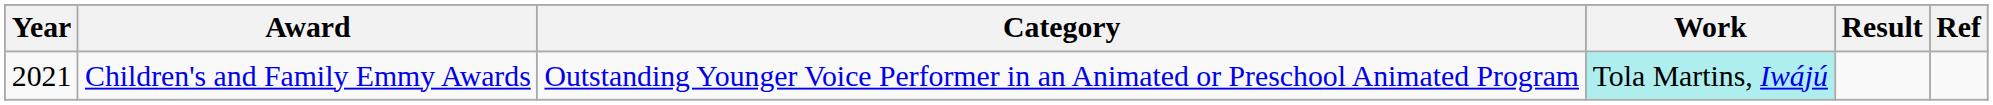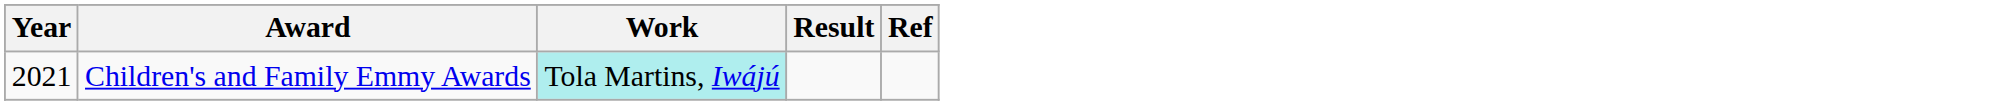- column: (1062, 28)
